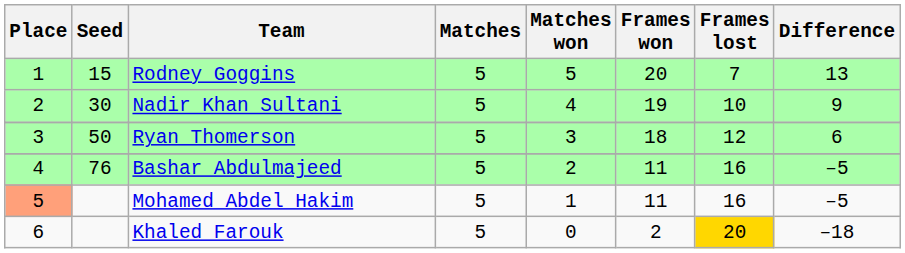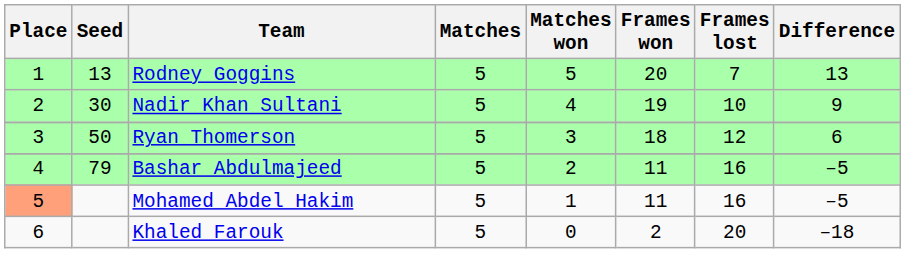(100, 74) 15 -> (100, 74) 13
(100, 169) 76 -> (100, 169) 79
(735, 232) gold background -> (735, 232) no background
